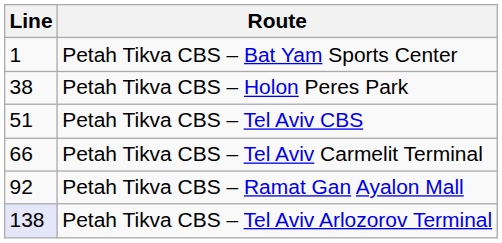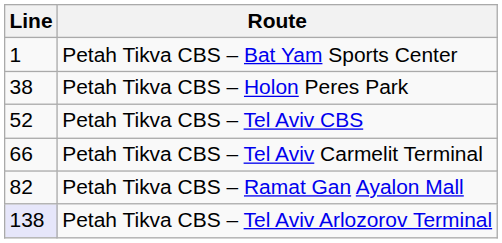(21, 120) 51 -> (21, 120) 52
(21, 187) 92 -> (21, 187) 82
